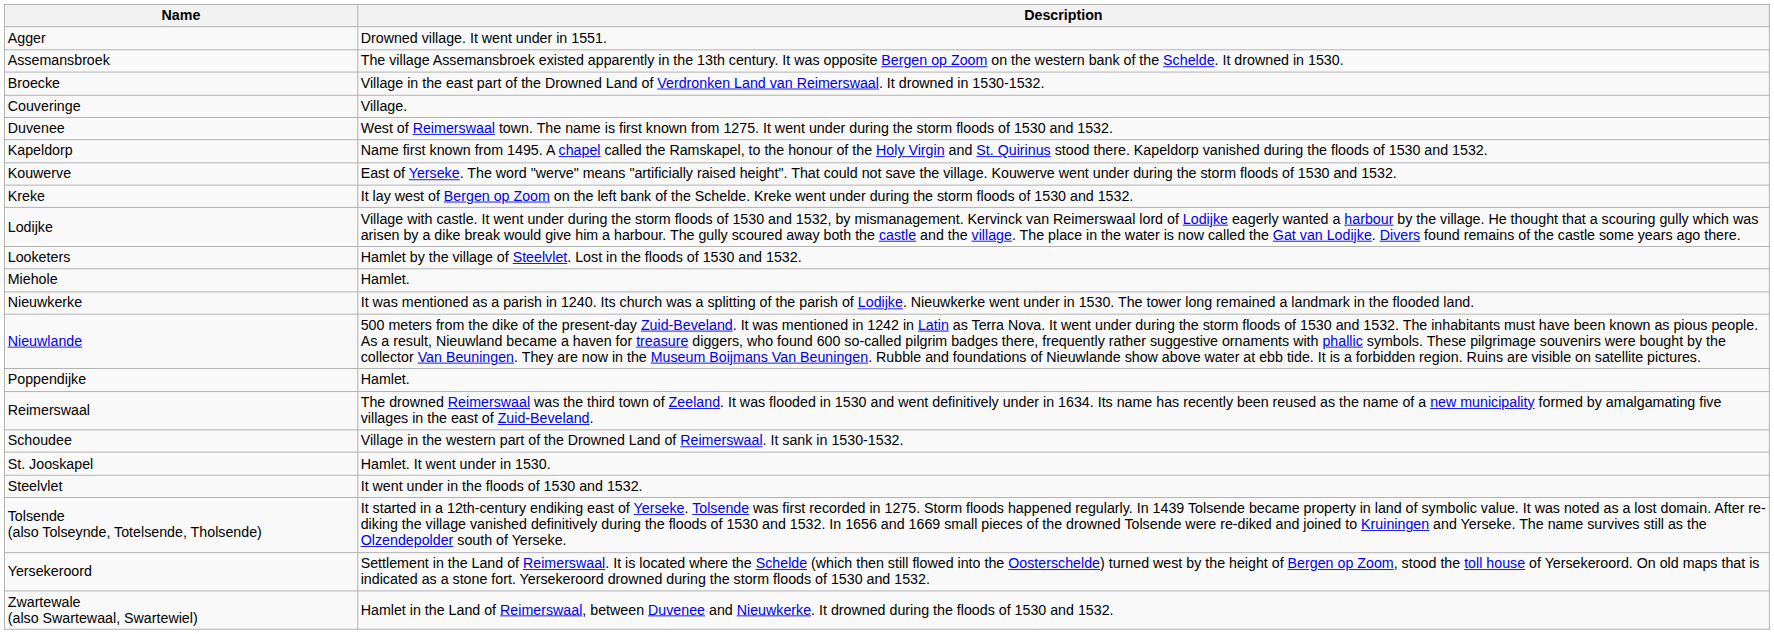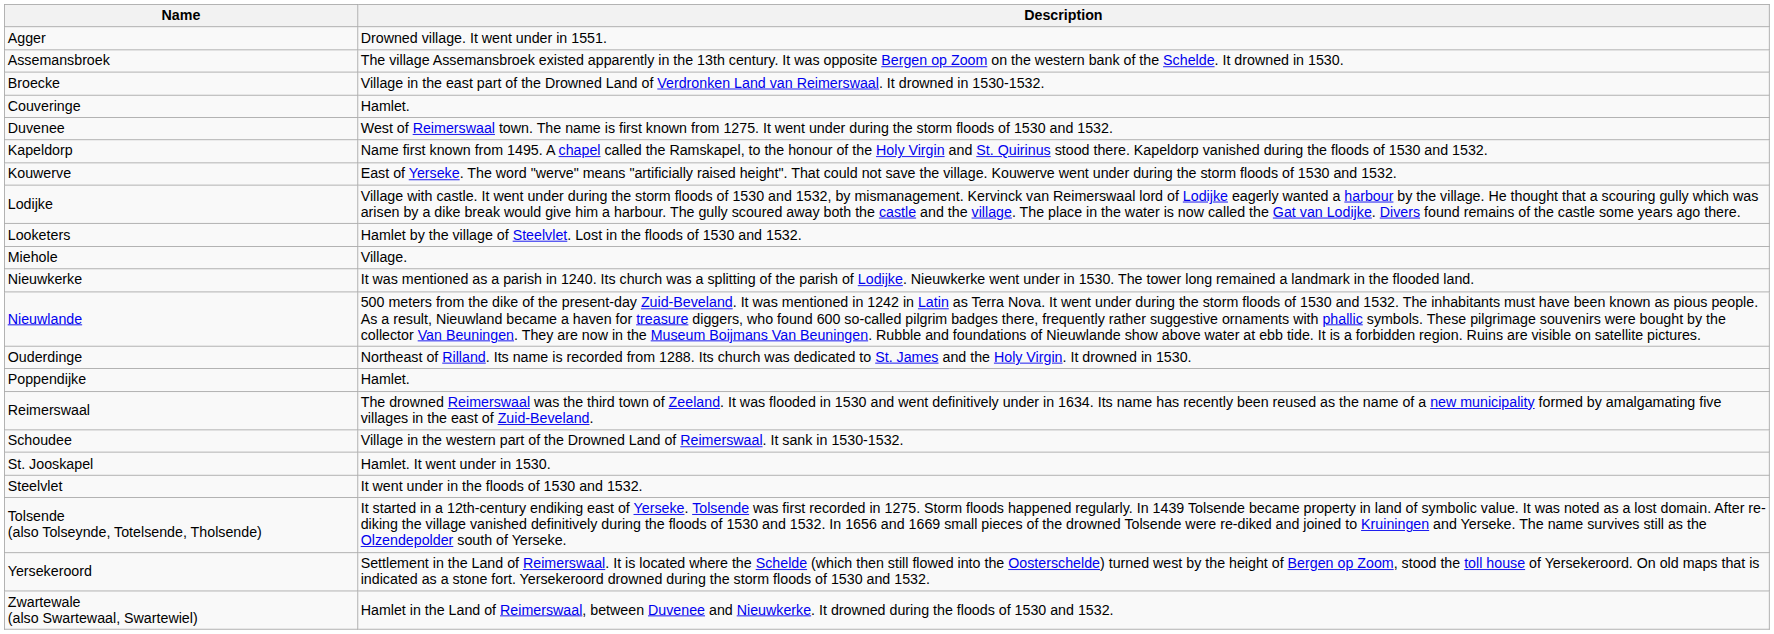(384, 106) Village. -> (385, 106) Hamlet.
- row: (26, 196)
(385, 280) Hamlet. -> (384, 257) Village.
+ row: (45, 357)
